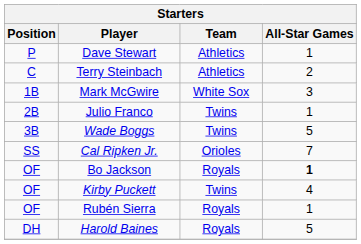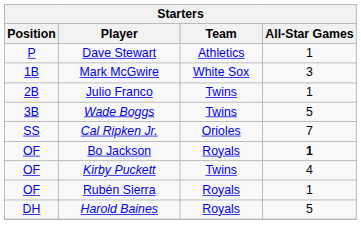- row: (119, 72)
